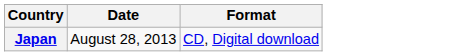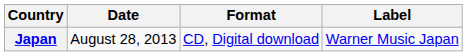+ column: (392, 16)
